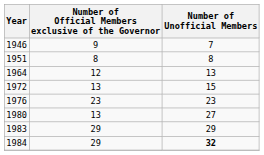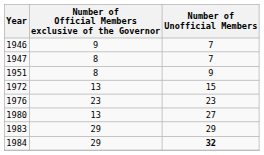+ row: (17, 59)
(211, 59) 8 -> (211, 73) 9
- row: (17, 73)
